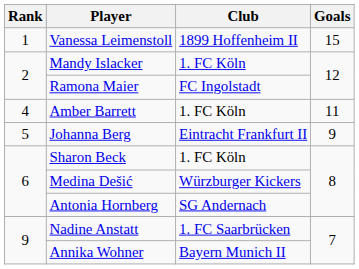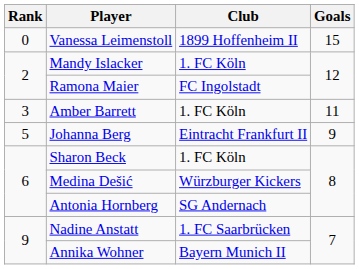(25, 39) 1 -> (25, 39) 0
(25, 110) 4 -> (25, 110) 3
